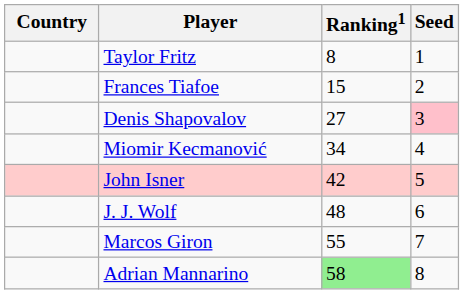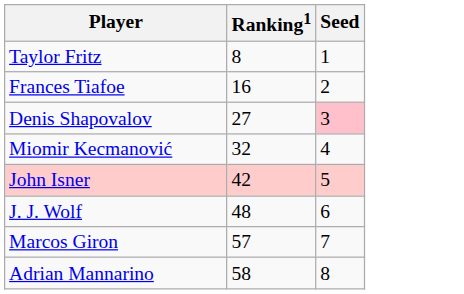- column: (52, 22)
(336, 87) 15 -> (241, 87) 16
(336, 149) 34 -> (241, 149) 32
(336, 241) 55 -> (241, 241) 57
(336, 272) lightgreen background -> (241, 272) no background
